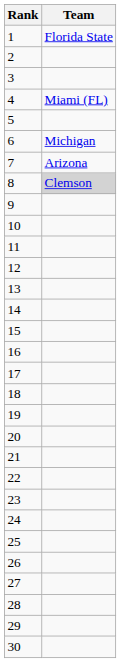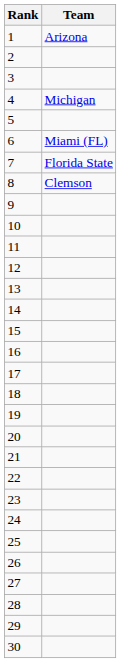(79, 36) Florida State -> (66, 36) Arizona
(76, 99) Miami (FL) -> (70, 99) Michigan
(70, 141) Michigan -> (76, 141) Miami (FL)
(66, 162) Arizona -> (79, 162) Florida State
(68, 183) lightgrey background -> (68, 183) no background
